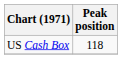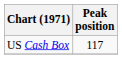(95, 44) 118 -> (95, 44) 117
